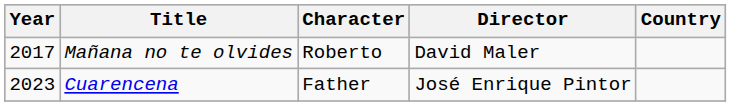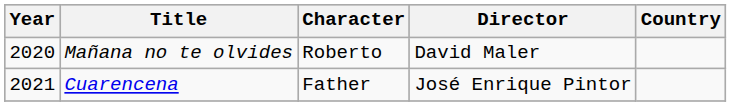(32, 53) 2017 -> (32, 53) 2020
(32, 85) 2023 -> (32, 85) 2021
